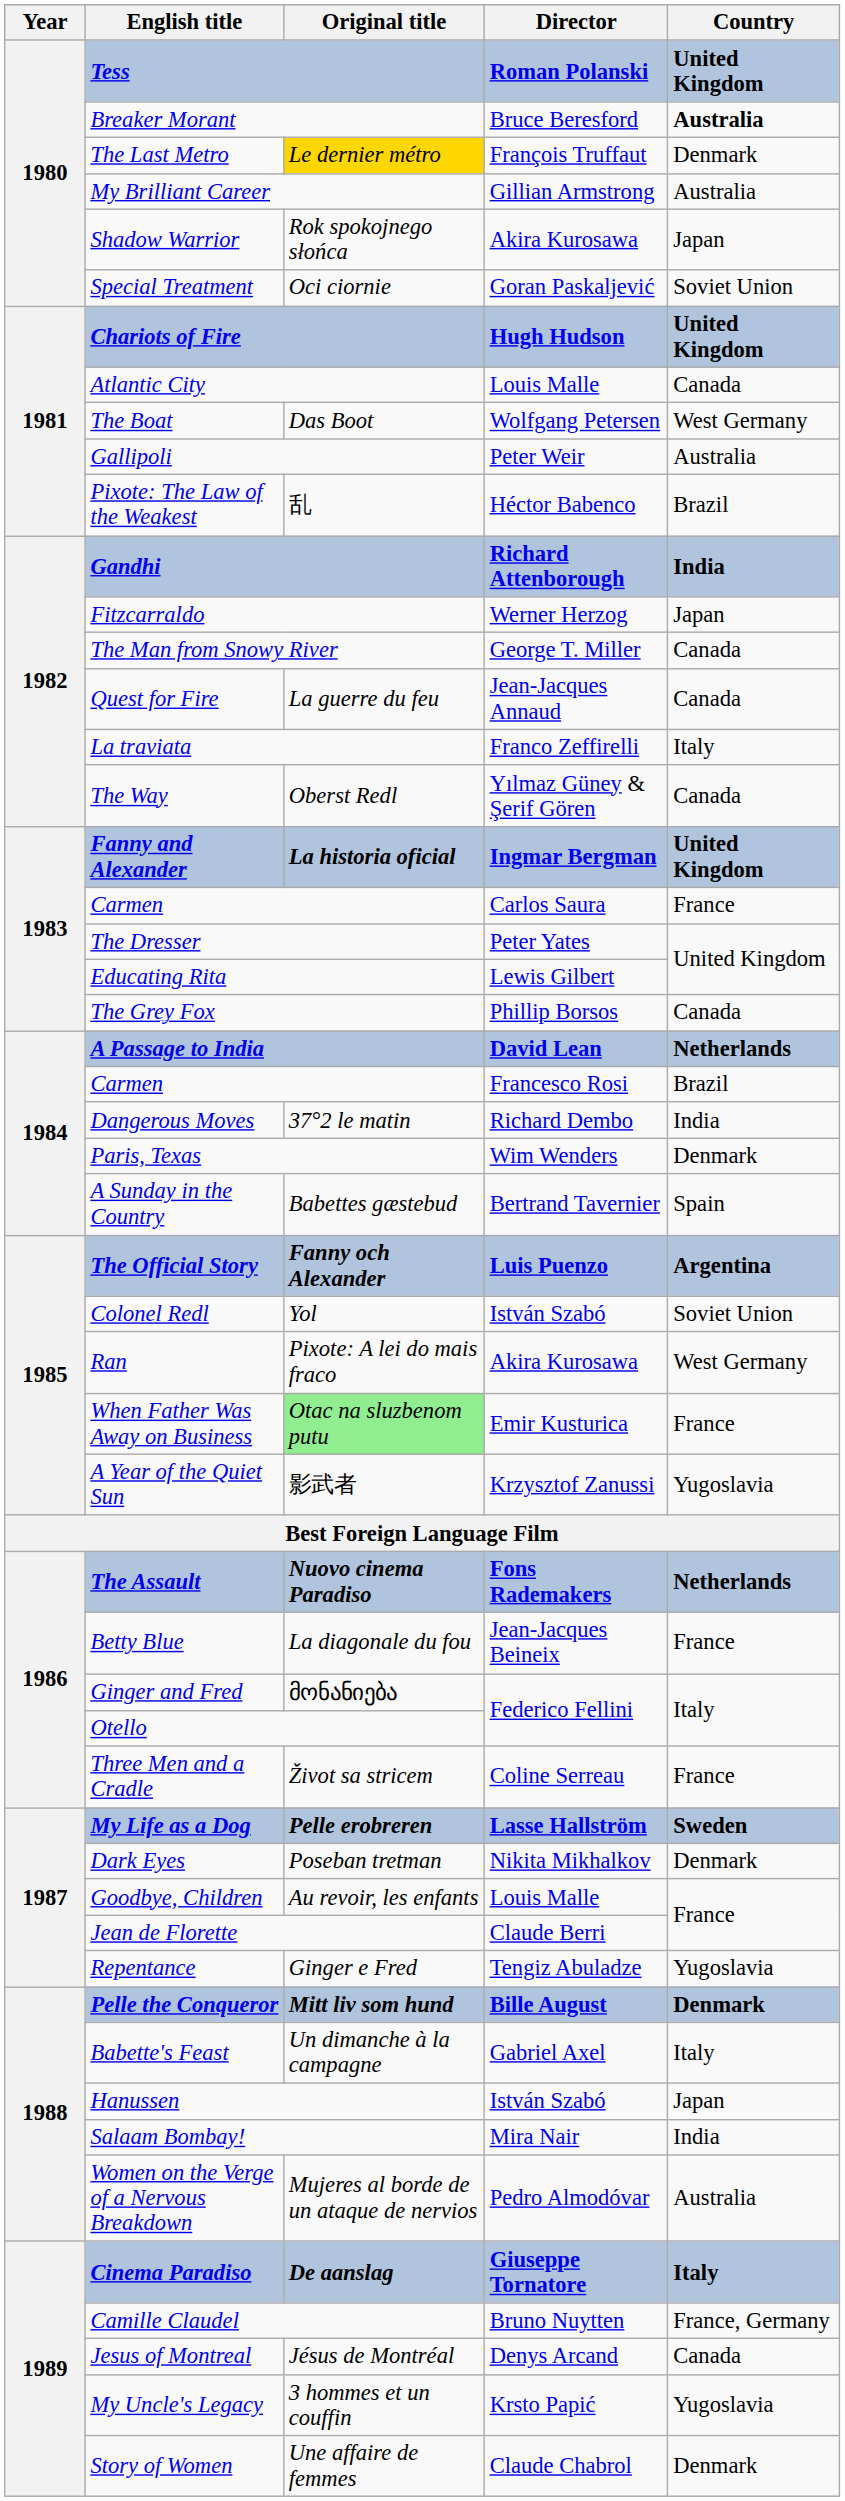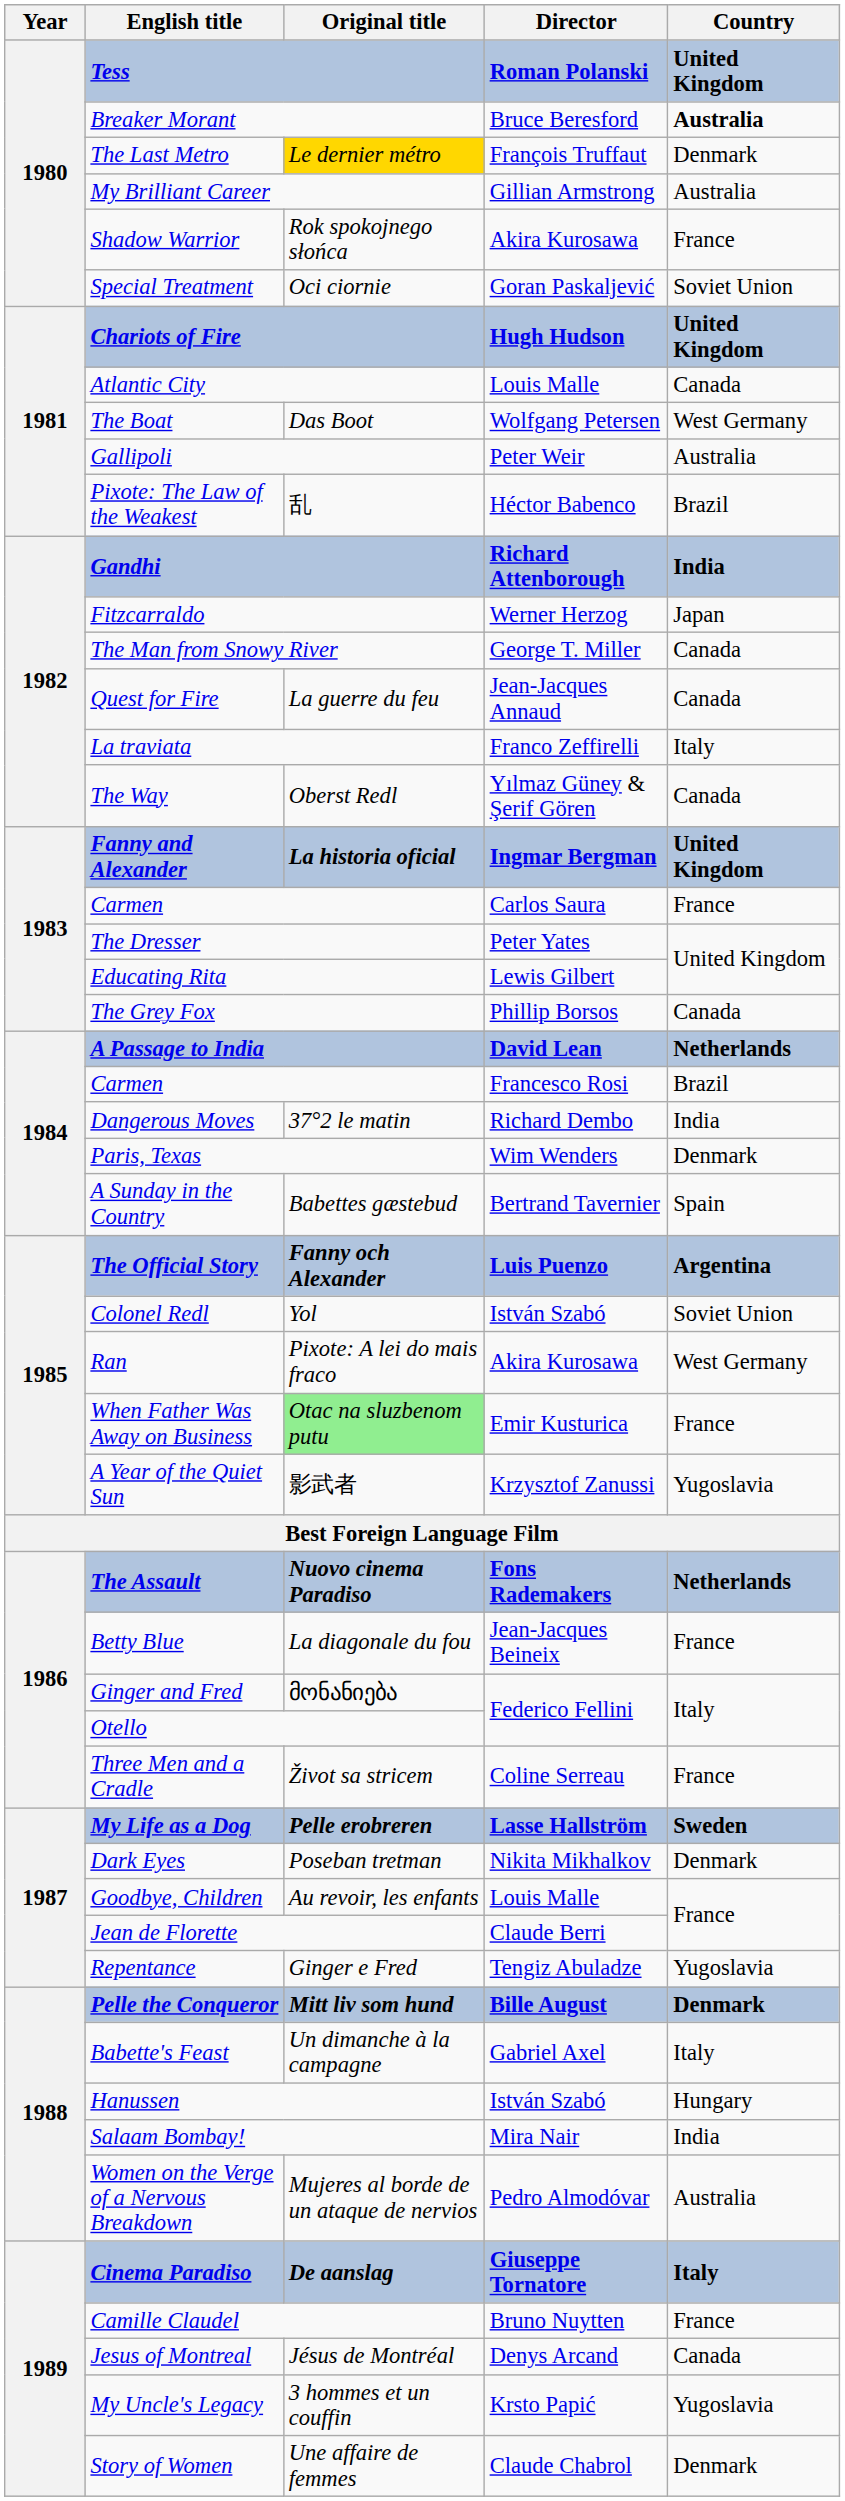(699, 239) Japan -> (704, 239) France
(699, 2101) Japan -> (713, 2101) Hungary
(752, 2320) France, Germany -> (704, 2320) France
